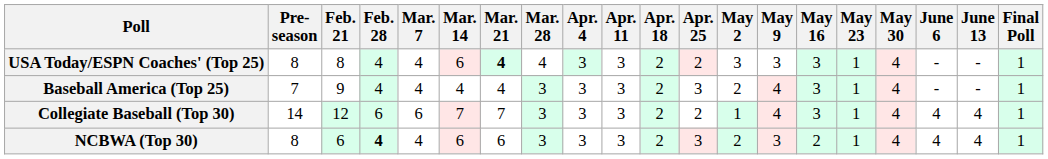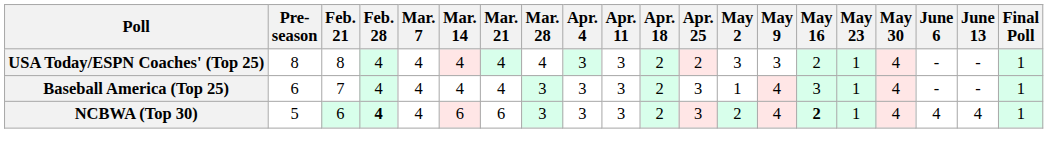(460, 62) 6 -> (460, 62) 4
(501, 62) bold -> (501, 62) normal
(817, 62) 3 -> (817, 62) 2
(295, 88) 7 -> (295, 88) 6
(340, 88) 9 -> (340, 88) 7
(737, 88) 2 -> (737, 88) 1
- row: (136, 114)
(295, 140) 8 -> (295, 114) 5
(777, 140) 3 -> (777, 114) 4
(817, 140) normal -> (817, 114) bold
